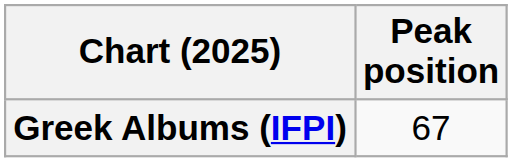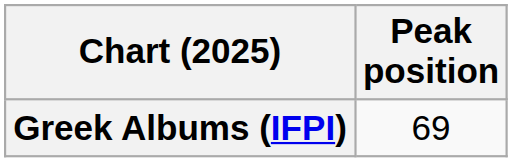(431, 127) 67 -> (431, 127) 69
